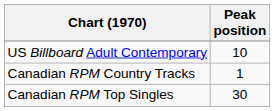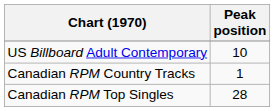(240, 95) 30 -> (240, 95) 28
